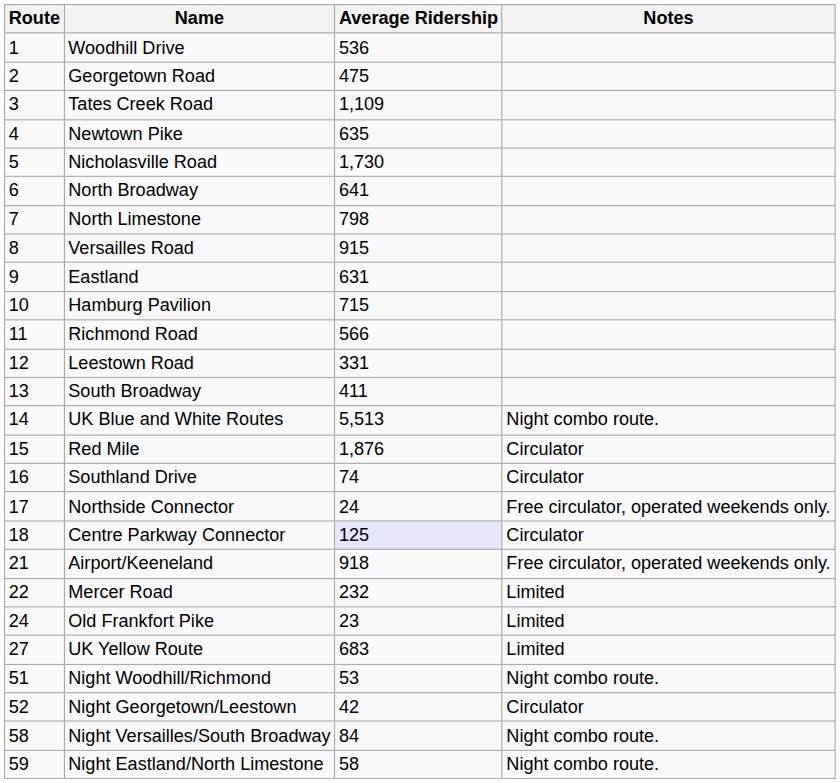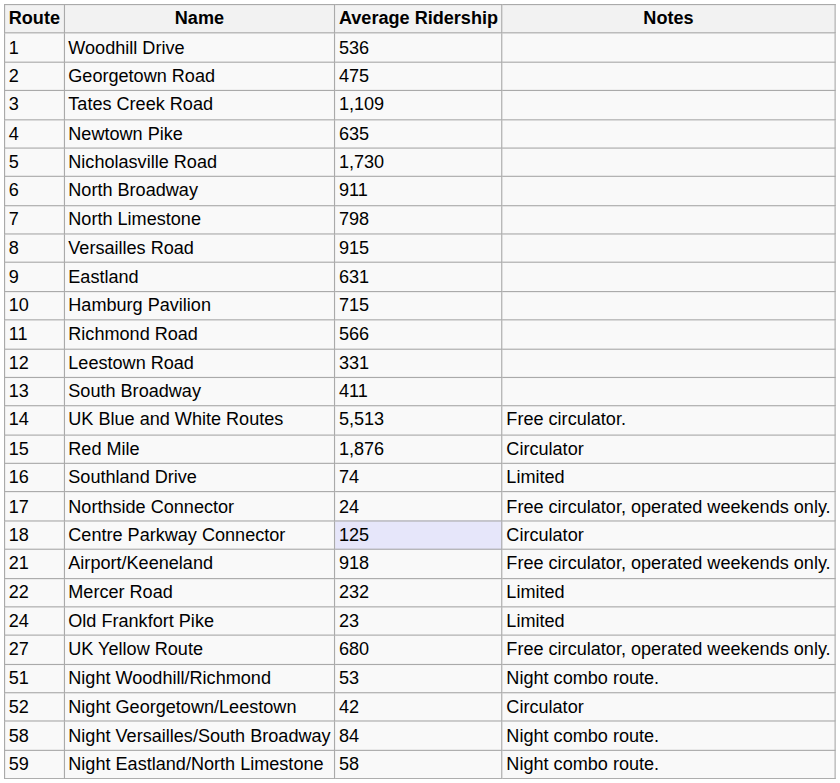(354, 190) 641 -> (353, 190) 911
(583, 420) Night combo route. -> (566, 420) Free circulator.
(545, 477) Circulator -> (535, 477) Limited
(354, 649) 683 -> (354, 649) 680
(535, 649) Limited -> (668, 649) Free circulator, operated weekends only.
